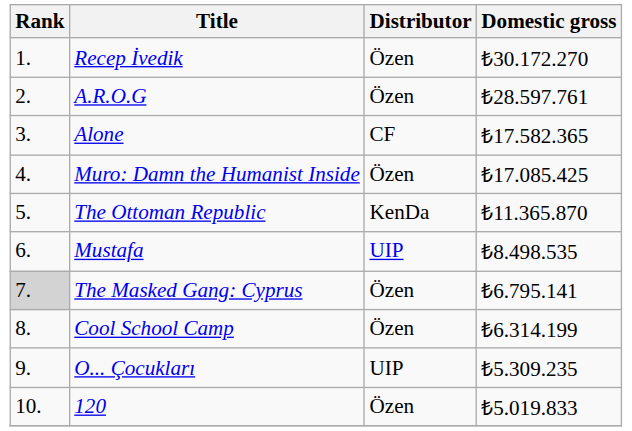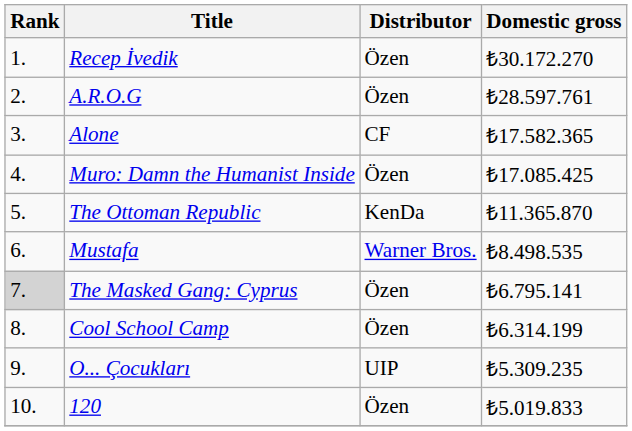(387, 251) UIP -> (421, 251) Warner Bros.
